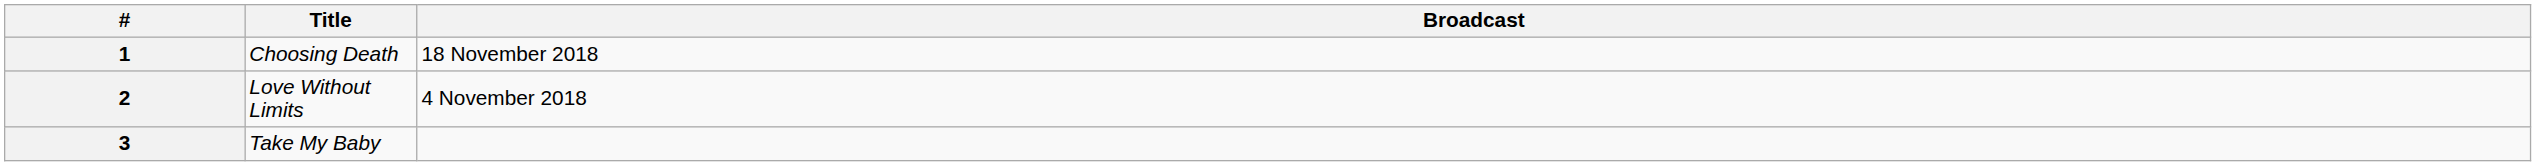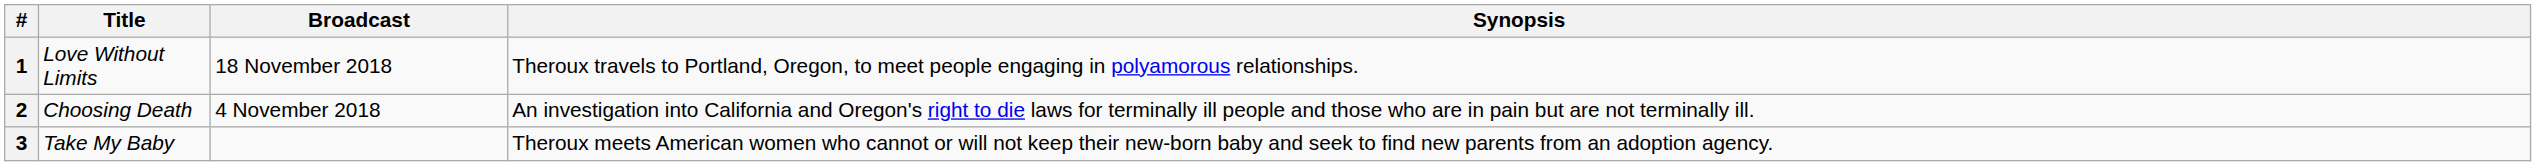+ column: (1519, 20)
(324, 53) Choosing Death -> (104, 65) Love Without Limits
(310, 98) Love Without Limits -> (118, 110) Choosing Death
